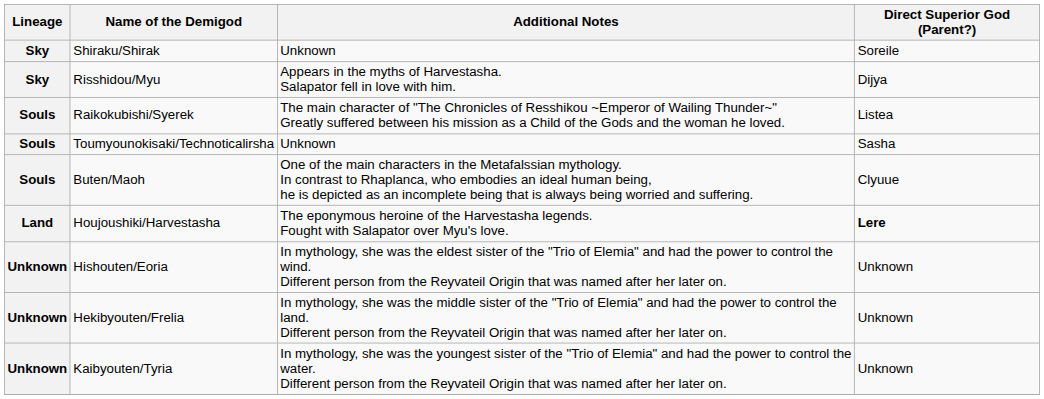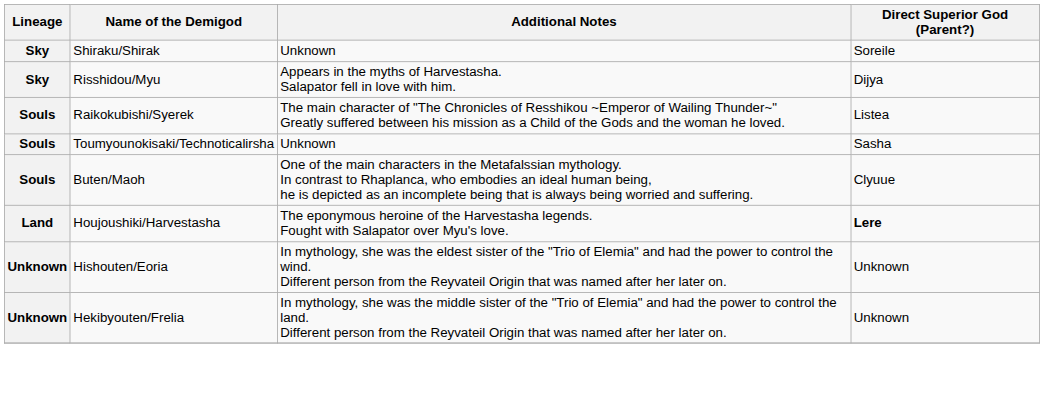- row: (123, 368)
